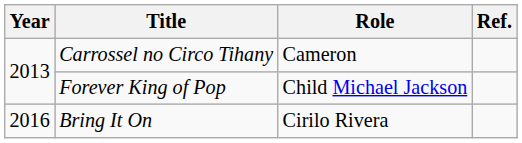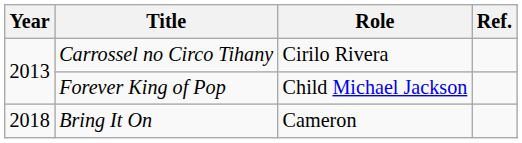(320, 54) Cameron -> (336, 54) Cirilo Rivera
(30, 121) 2016 -> (30, 121) 2018
(336, 121) Cirilo Rivera -> (320, 121) Cameron
